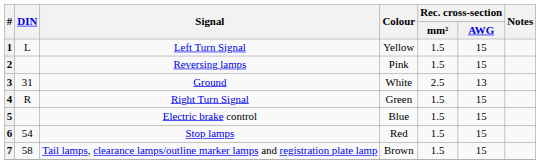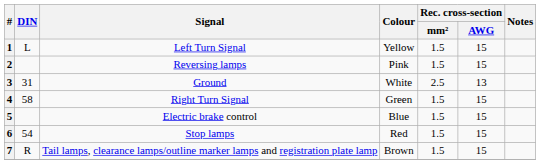(27, 99) R -> (27, 99) 58
(27, 151) 58 -> (27, 151) R
